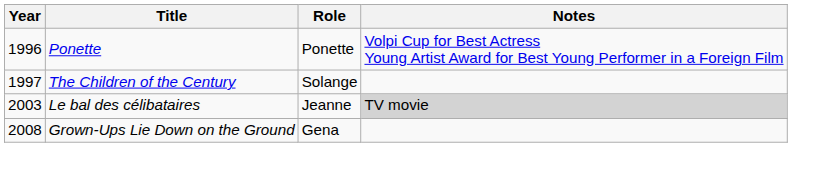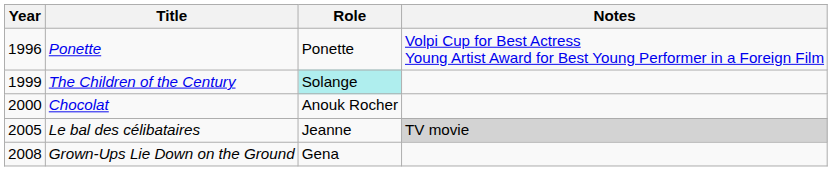(25, 81) 1997 -> (25, 81) 1999
(330, 81) no background -> (330, 81) paleturquoise background
+ row: (79, 105)
(25, 105) 2003 -> (25, 130) 2005
